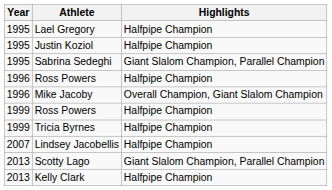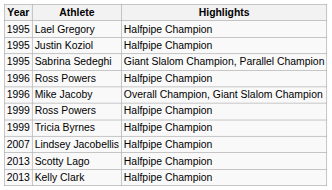(224, 161) Giant Slalom Champion, Parallel Champion -> (168, 161) Halfpipe Champion
